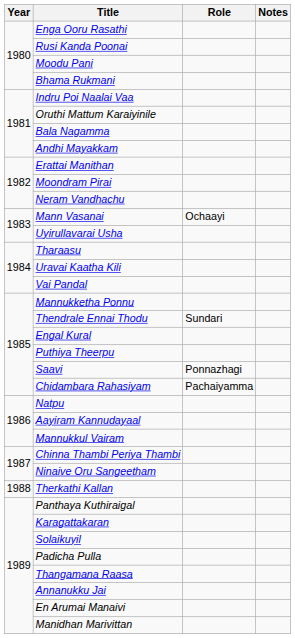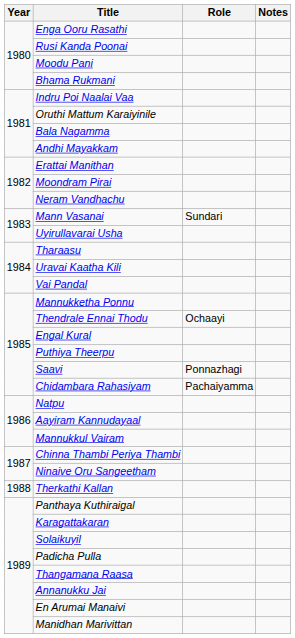(205, 217) Ochaayi -> (204, 217) Sundari
(204, 319) Sundari -> (205, 319) Ochaayi
